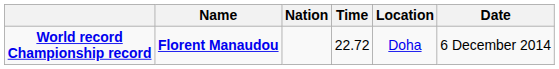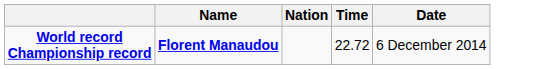- column: (405, 15)
